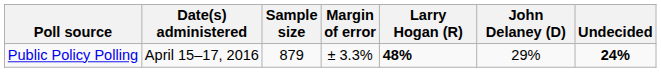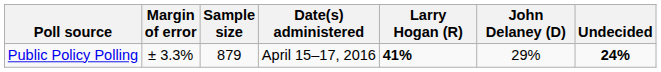columns swapped: (202, 24) <-> (350, 24)
(397, 55) 48% -> (397, 55) 41%
